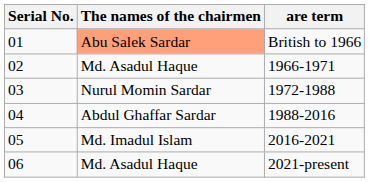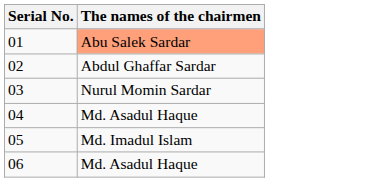- column: (315, 16)
(139, 66) Md. Asadul Haque -> (148, 66) Abdul Ghaffar Sardar
(148, 115) Abdul Ghaffar Sardar -> (139, 115) Md. Asadul Haque
